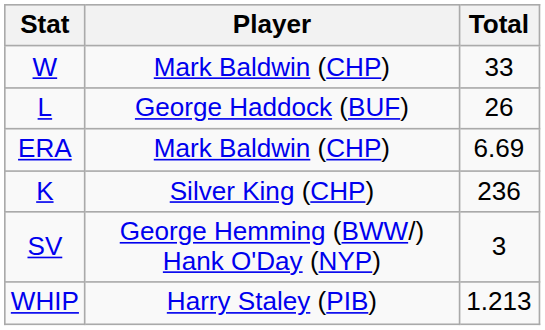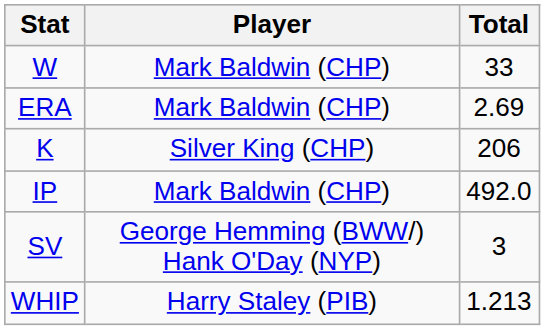- row: (45, 107)
(499, 149) 6.69 -> (499, 107) 2.69
(499, 190) 236 -> (499, 149) 206
+ row: (45, 190)
